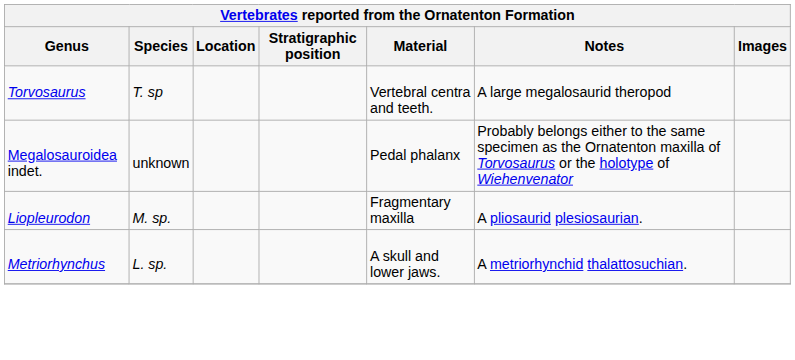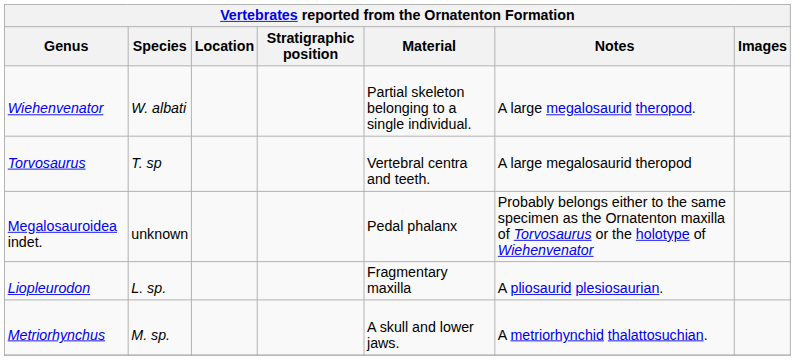+ row: (56, 109)
(152, 218) M. sp. -> (149, 288) L. sp.
(150, 264) L. sp. -> (151, 335) M. sp.
